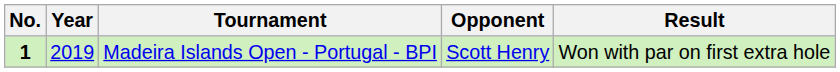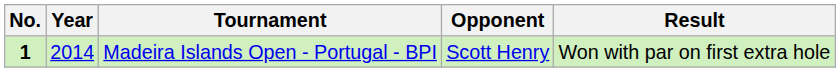(72, 52) 2019 -> (72, 52) 2014
